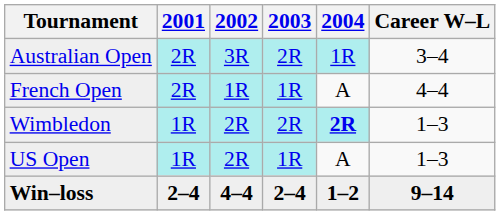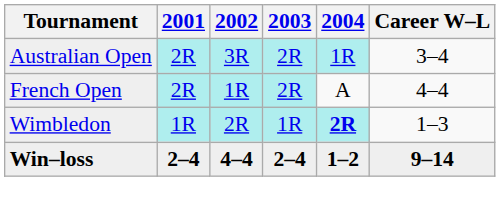(290, 90) 1R -> (290, 90) 2R
(290, 124) 2R -> (290, 124) 1R
- row: (50, 158)
